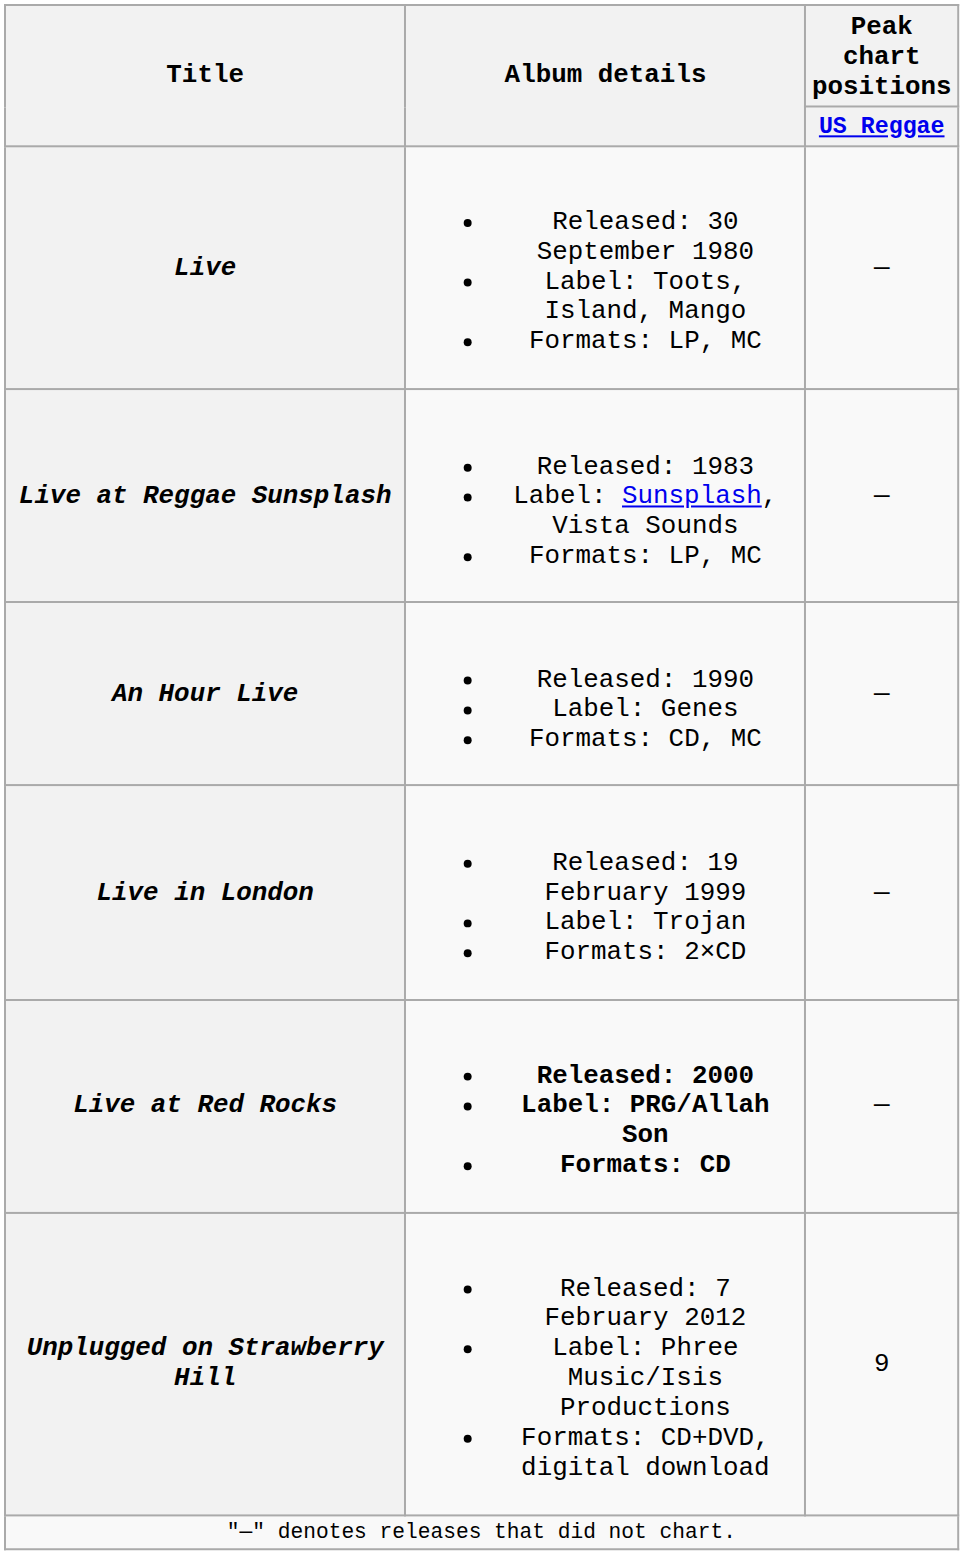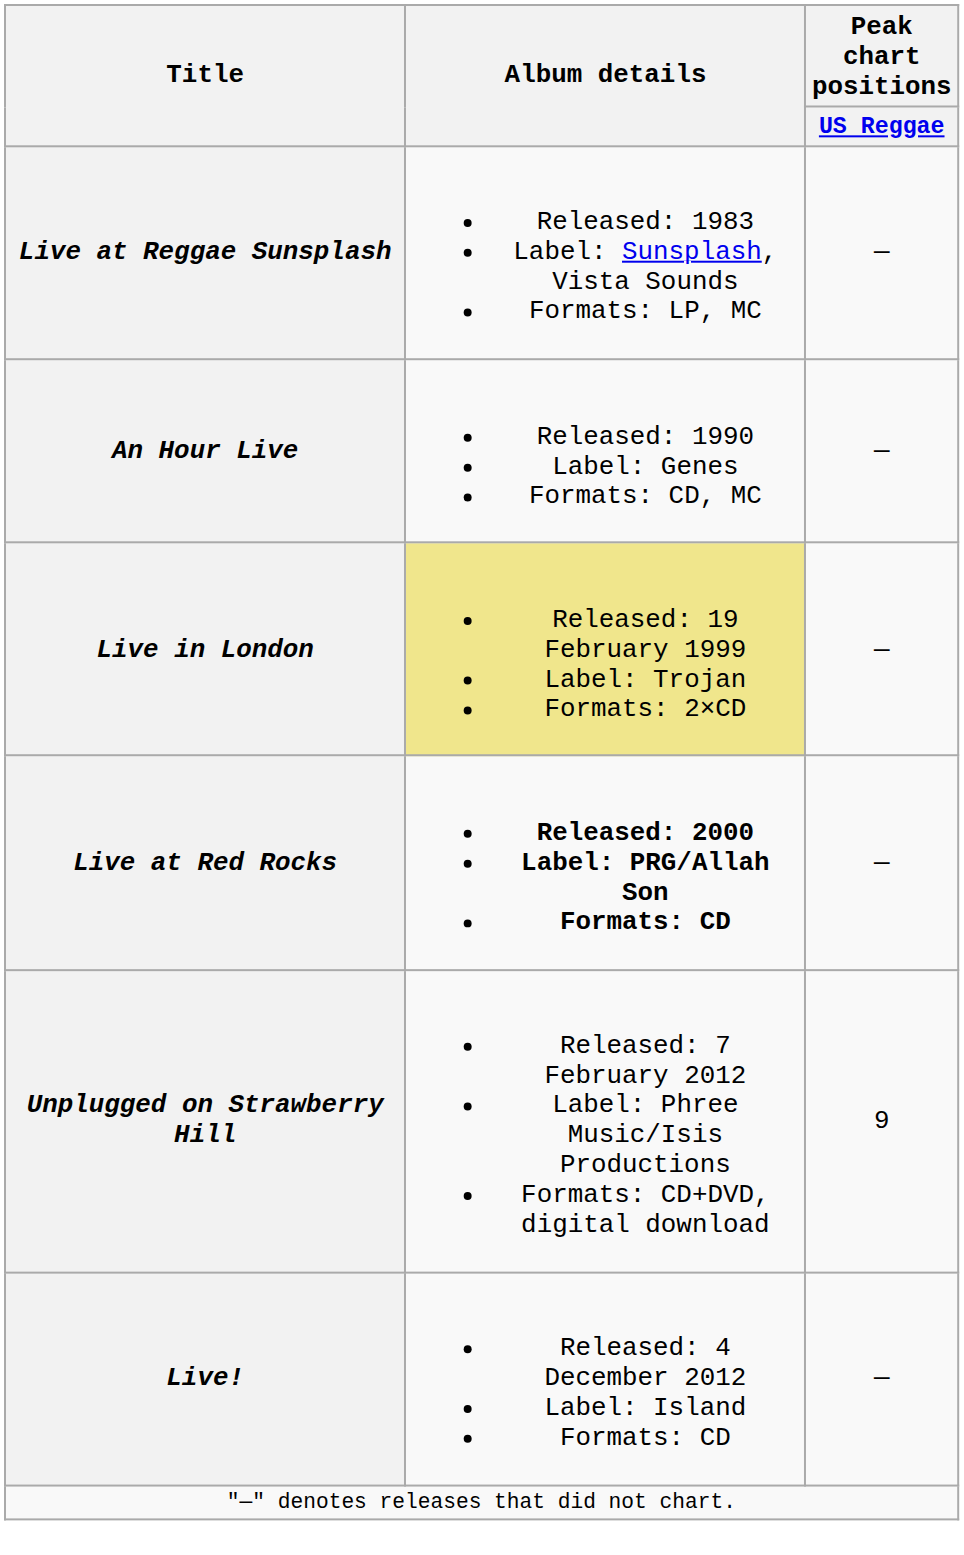- row: (205, 268)
(606, 907) no background -> (606, 664) khaki background
+ row: (205, 1379)
